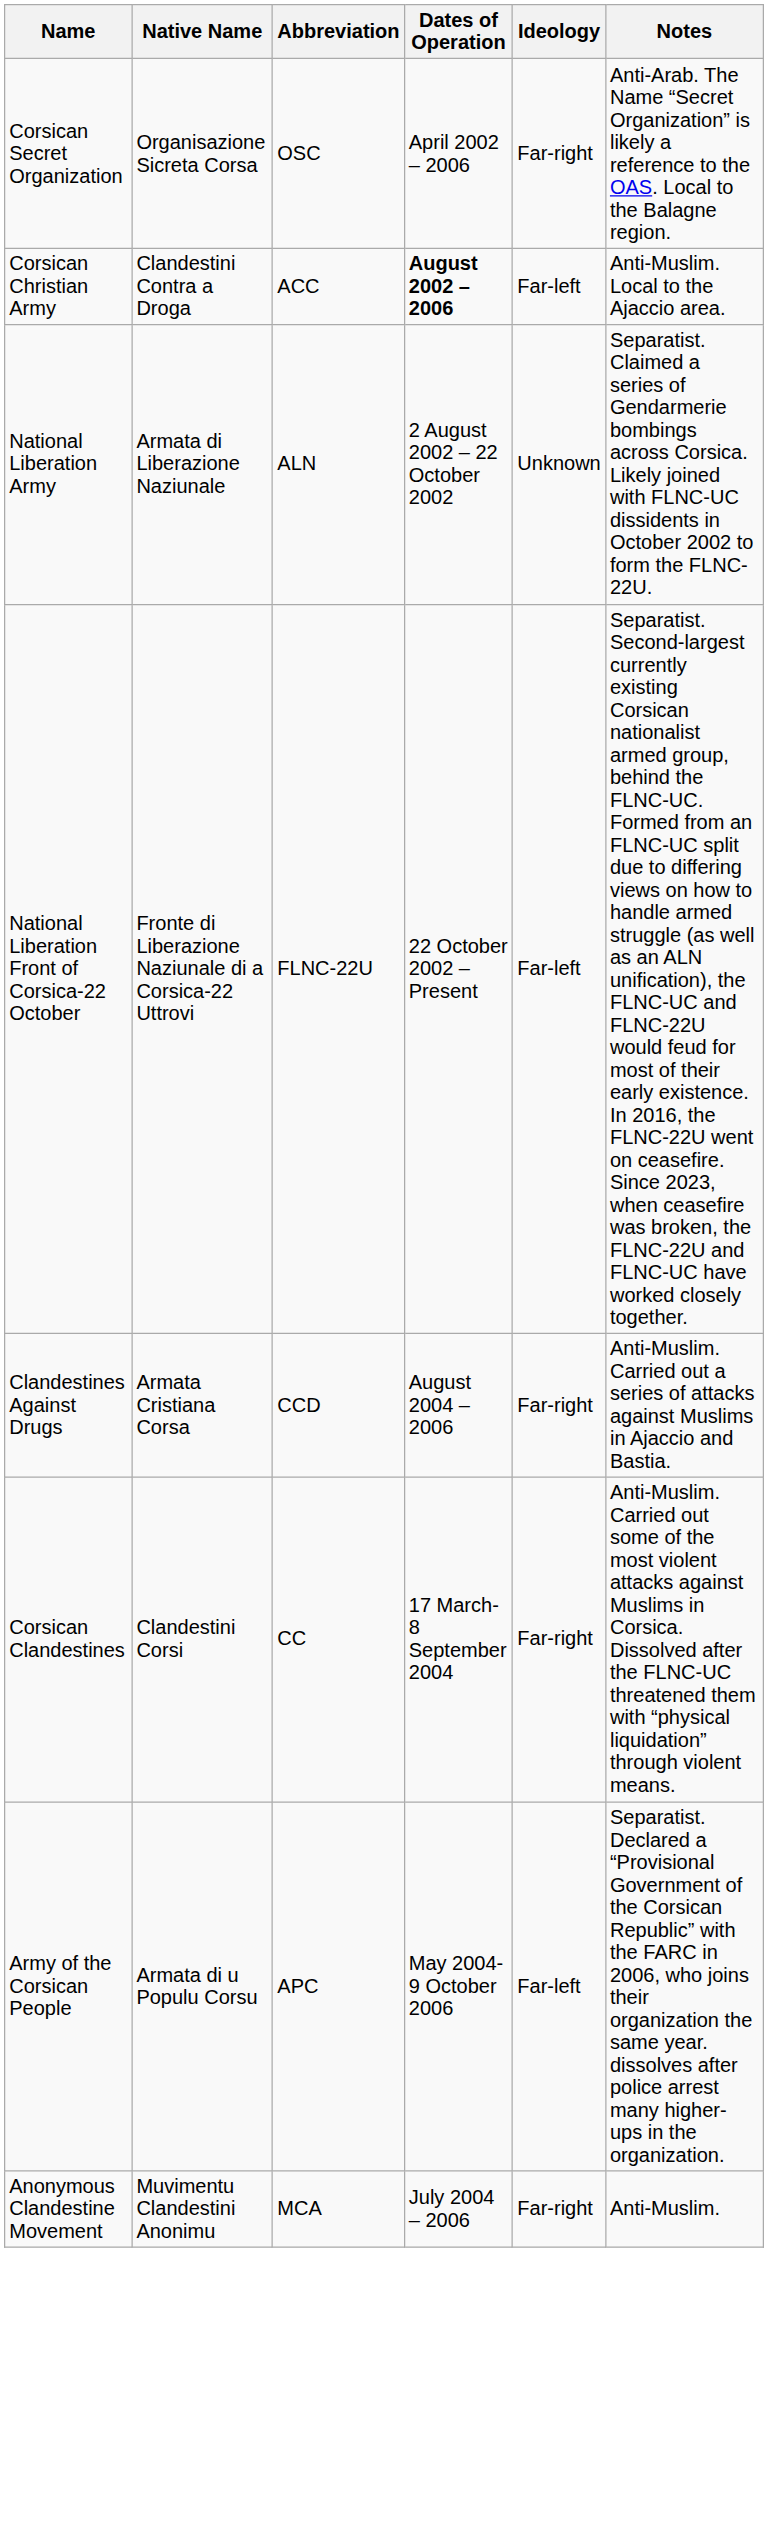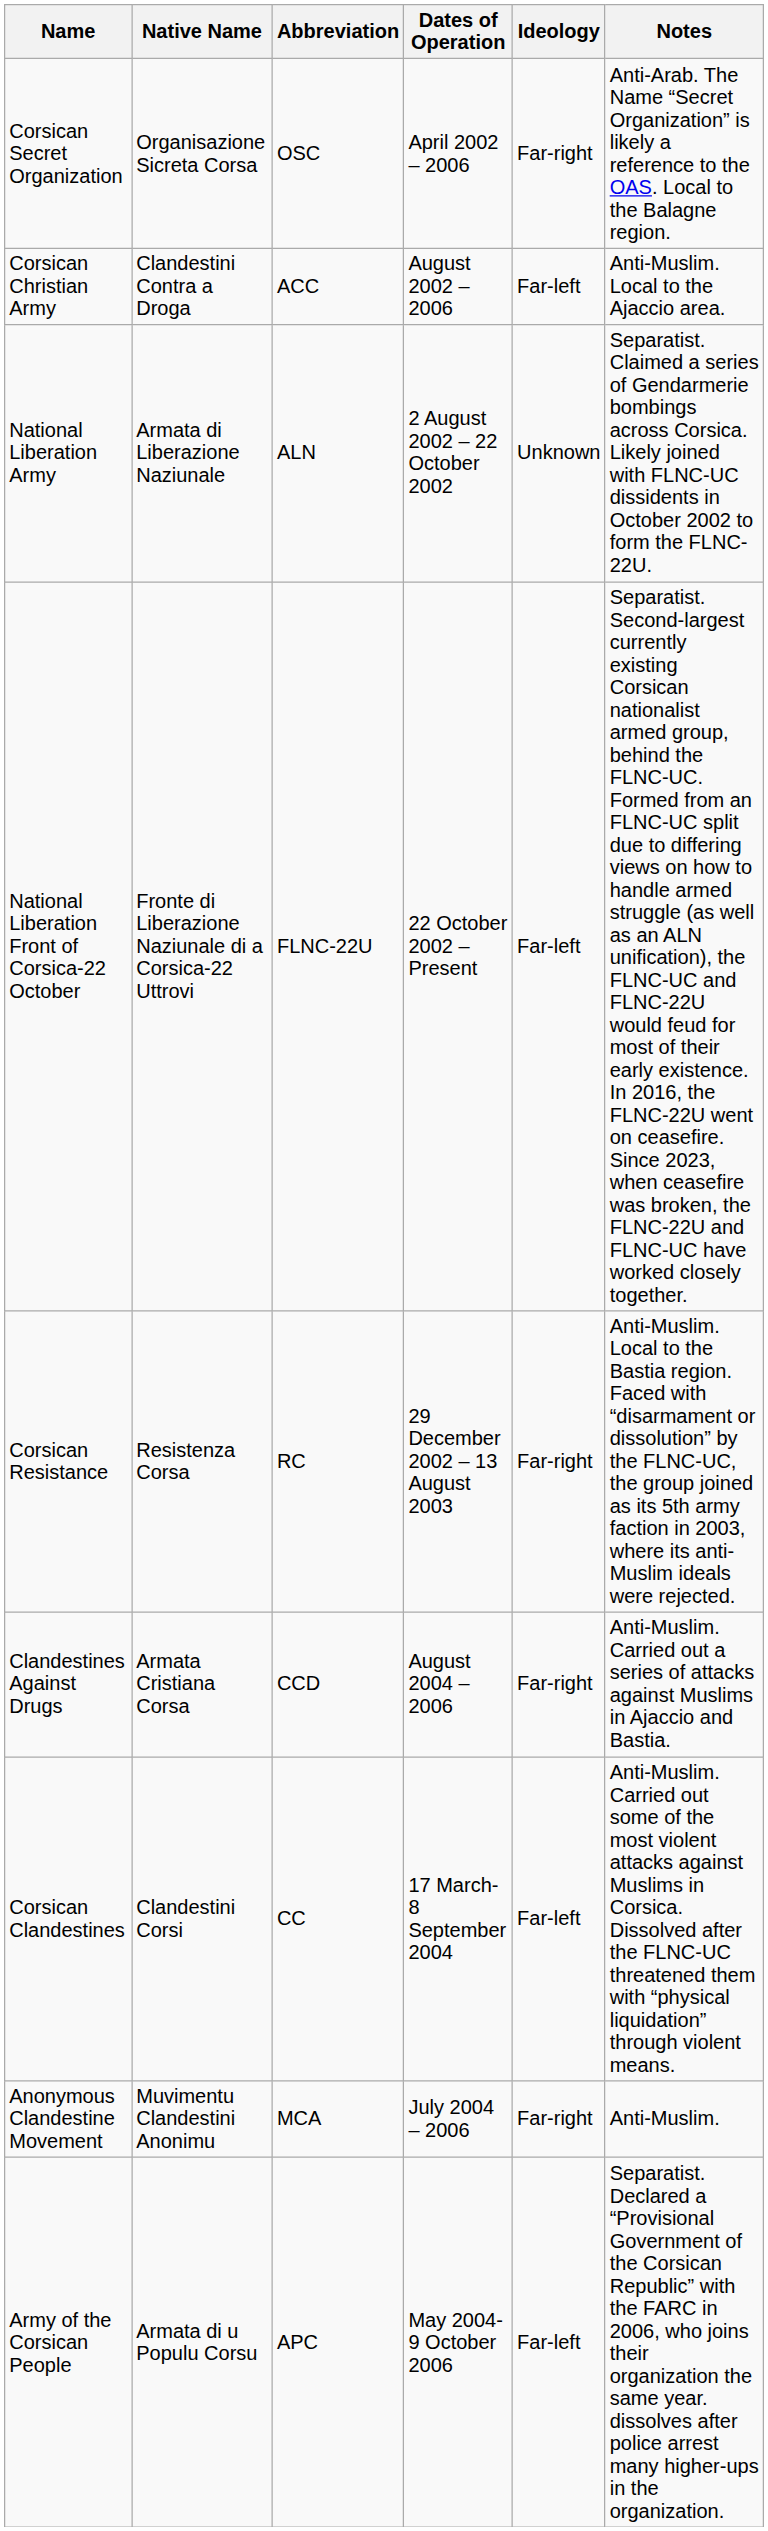(443, 286) bold -> (440, 286) normal
+ row: (59, 1461)
(555, 1639) Far-right -> (549, 1918) Far-left
rows swapped: (62, 2209) <-> (60, 1986)
